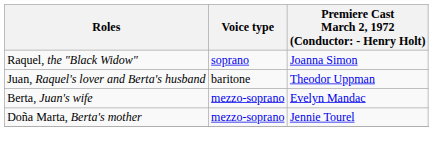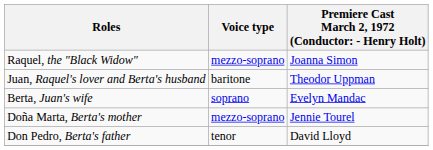(230, 60) soprano -> (248, 60) mezzo-soprano
(248, 98) mezzo-soprano -> (230, 98) soprano
+ row: (69, 136)
